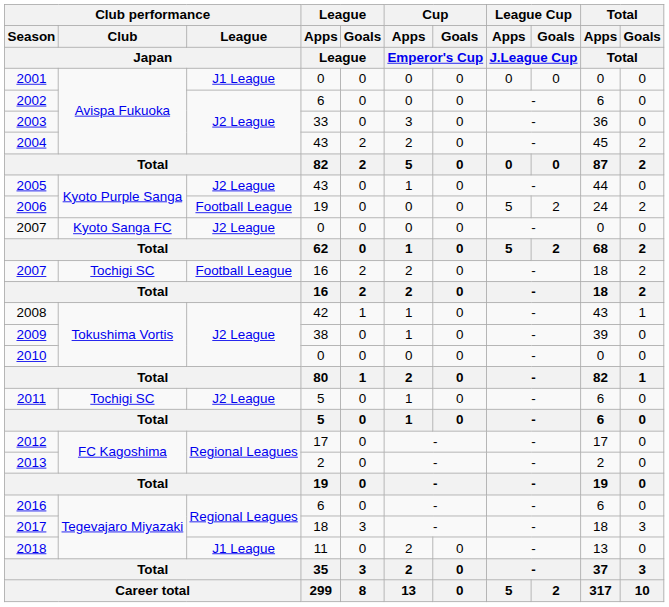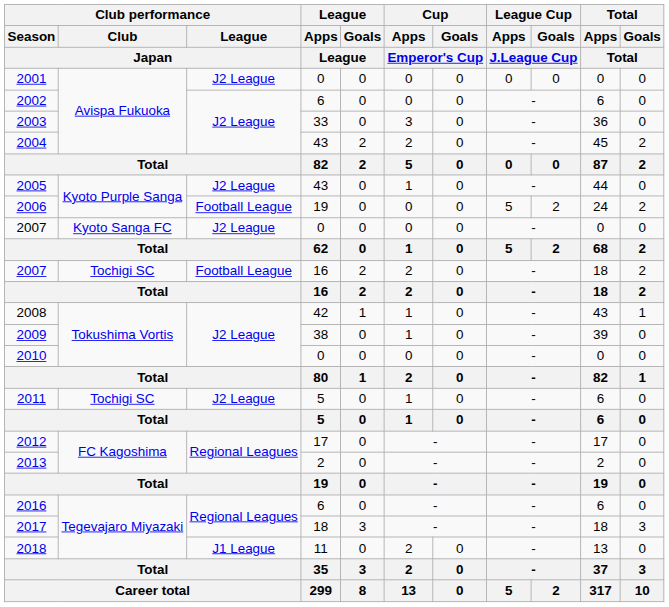(244, 79) J1 League -> (244, 79) J2 League
